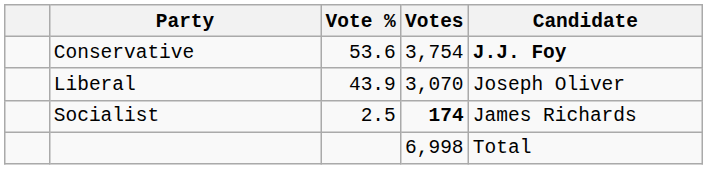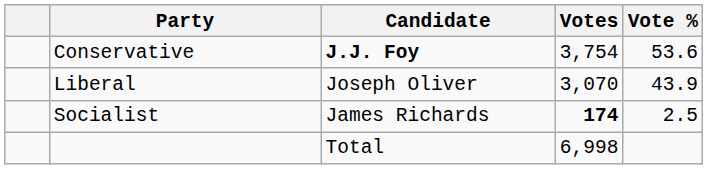columns swapped: (585, 21) <-> (361, 21)
